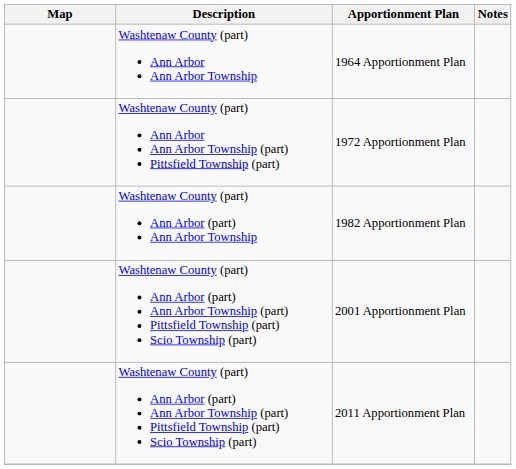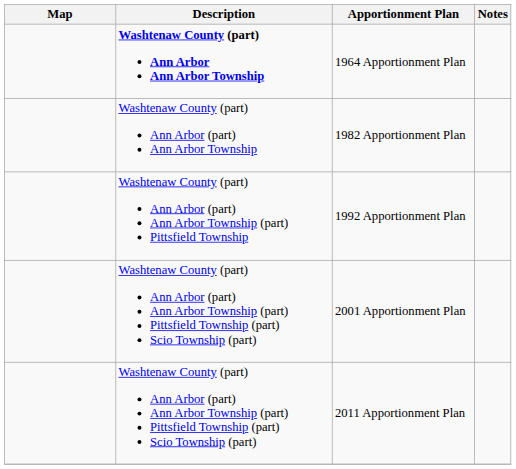(224, 55) normal -> (224, 55) bold
- row: (400, 142)
+ row: (400, 216)
